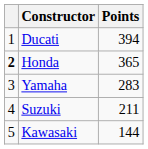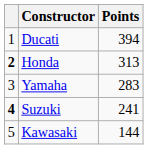(129, 62) 365 -> (129, 62) 313
(11, 109) normal -> (11, 109) bold
(129, 109) 211 -> (129, 109) 241
